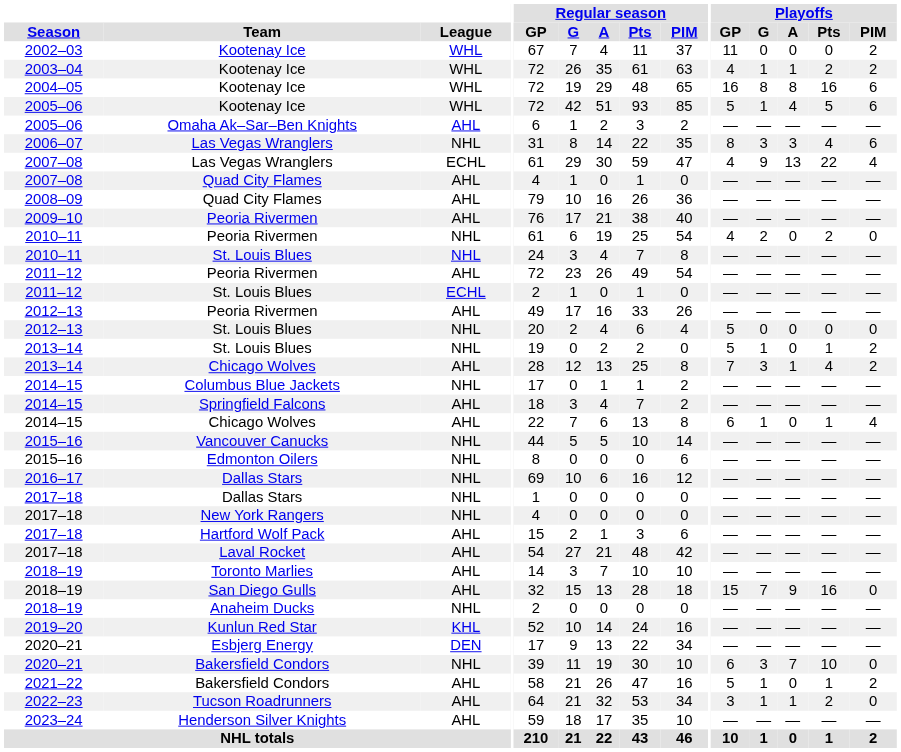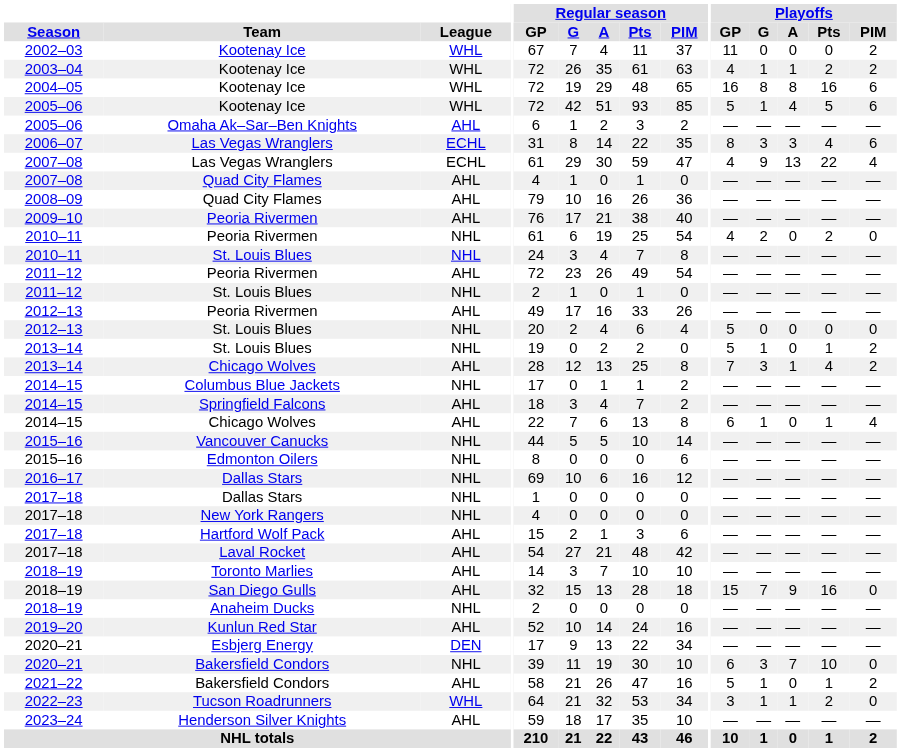(466, 143) NHL -> (466, 143) ECHL
(466, 292) ECHL -> (466, 292) NHL
(466, 627) KHL -> (466, 627) AHL
(466, 701) AHL -> (466, 701) WHL
